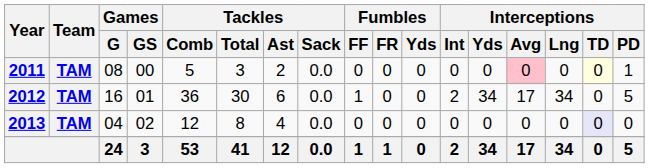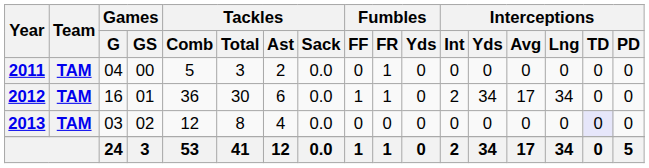(113, 70) 08 -> (113, 70) 04
(387, 70) 0 -> (387, 70) 1
(526, 70) pink background -> (526, 70) no background
(598, 70) lightyellow background -> (598, 70) no background
(628, 70) 1 -> (628, 70) 0
(387, 96) 0 -> (387, 96) 1
(628, 96) 5 -> (628, 96) 0
(113, 123) 04 -> (113, 123) 03
